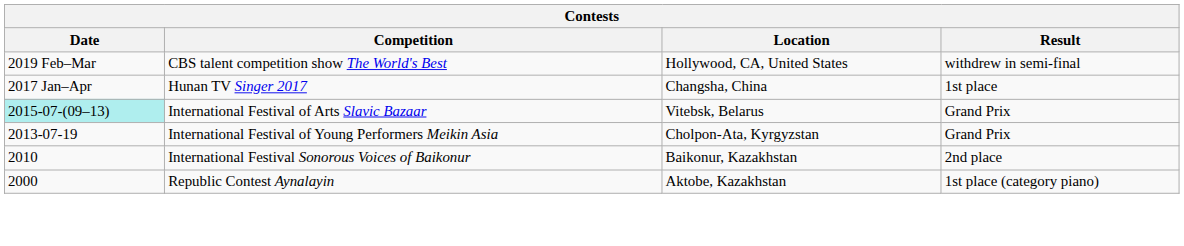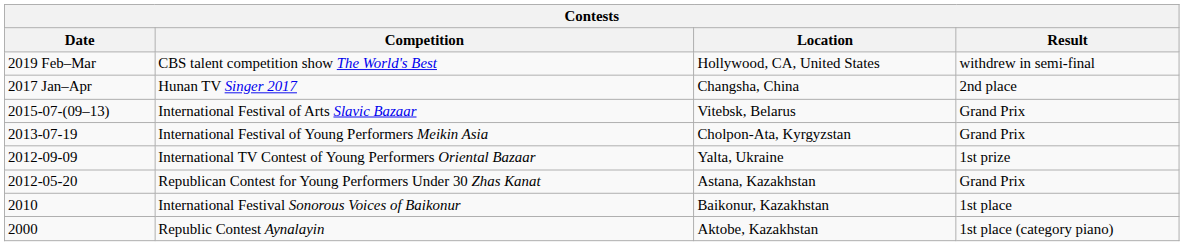(971, 87) 1st place -> (988, 87) 2nd place
(59, 110) paleturquoise background -> (59, 110) no background
+ row: (347, 157)
+ row: (349, 181)
(973, 157) 2nd place -> (986, 205) 1st place
